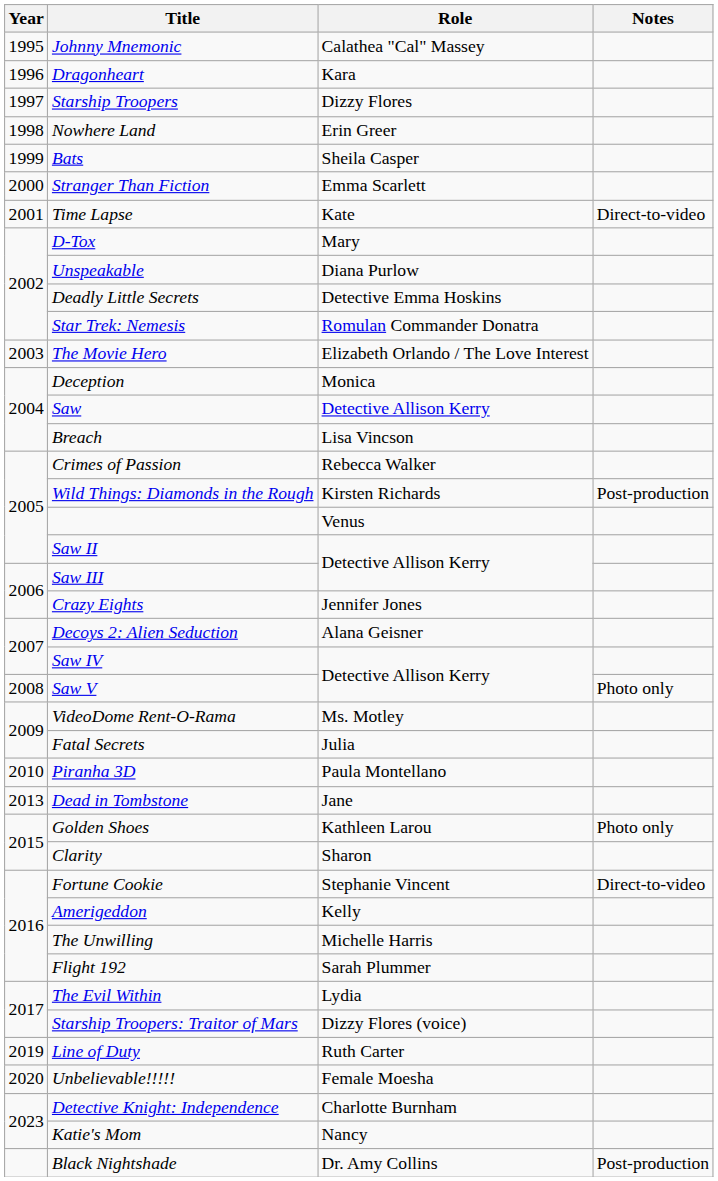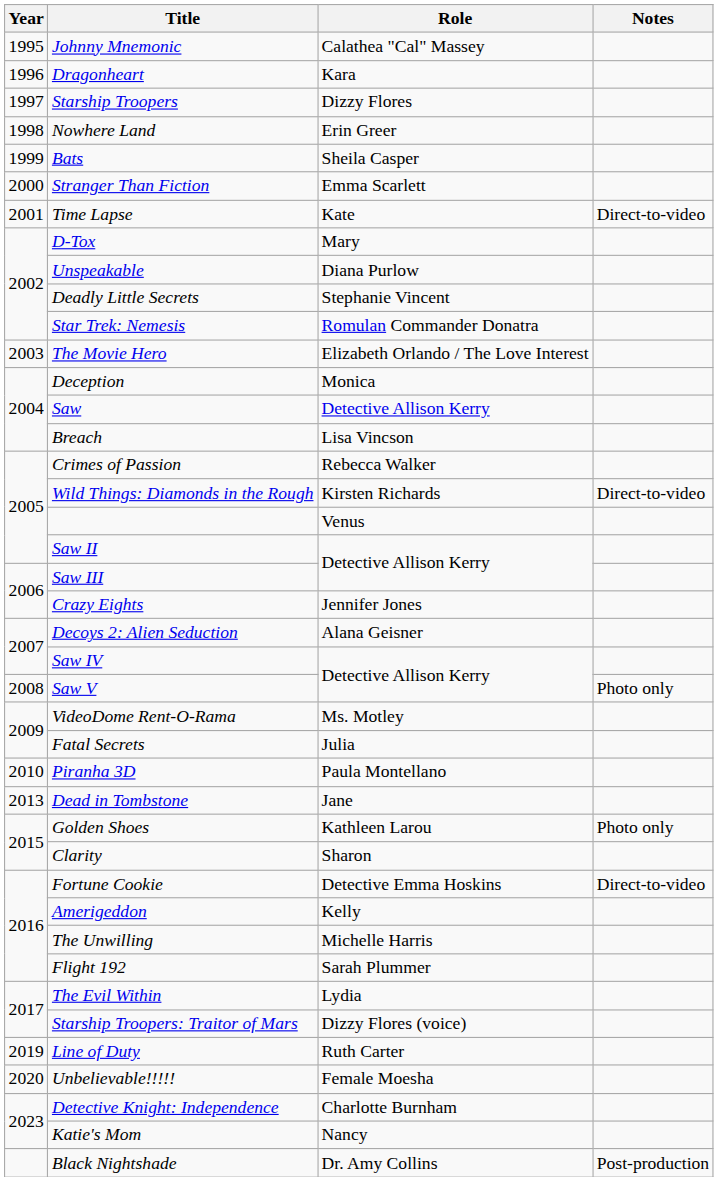(412, 297) Detective Emma Hoskins -> (386, 297) Stephanie Vincent
(653, 492) Post-production -> (651, 492) Direct-to-video
(386, 883) Stephanie Vincent -> (412, 883) Detective Emma Hoskins
